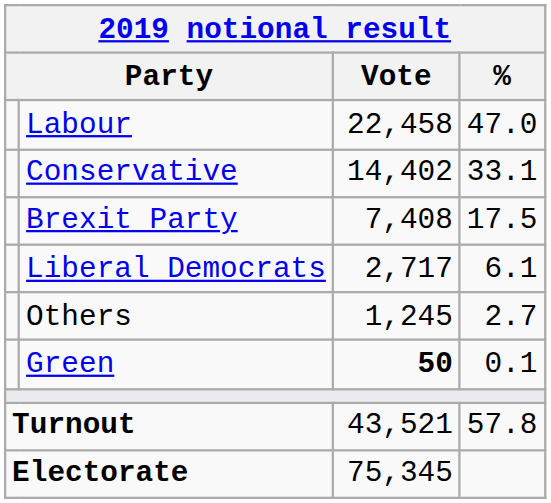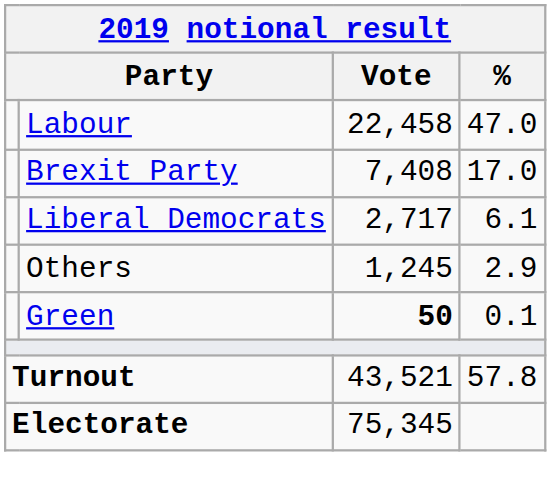- row: (132, 173)
(502, 221) 17.5 -> (502, 173) 17.0
(511, 316) 2.7 -> (511, 268) 2.9
